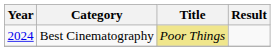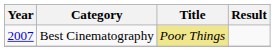(21, 35) 2024 -> (21, 35) 2007
